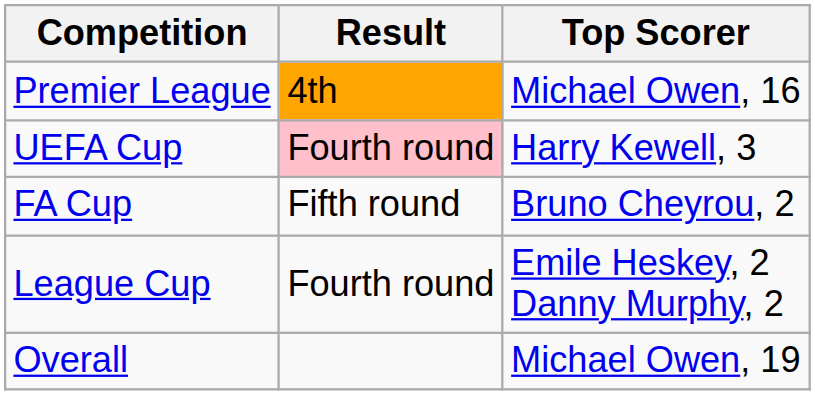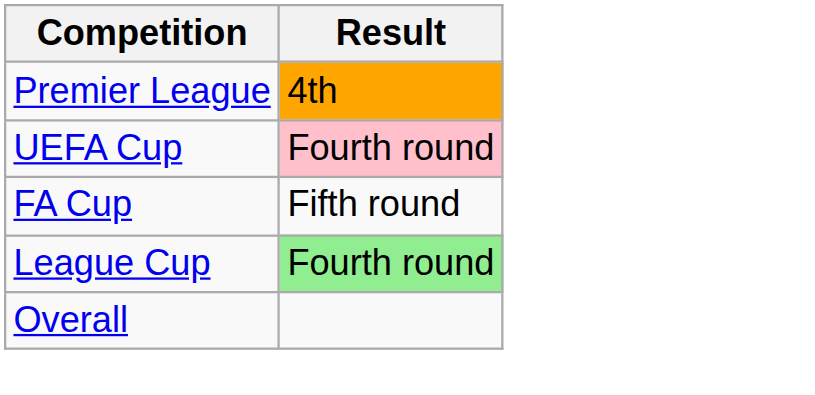- column: (656, 33)
(391, 282) no background -> (391, 262) lightgreen background
